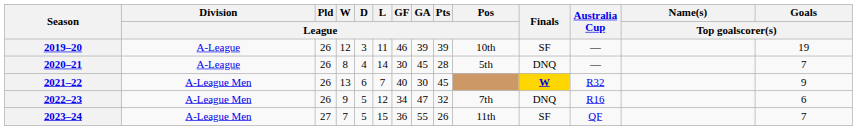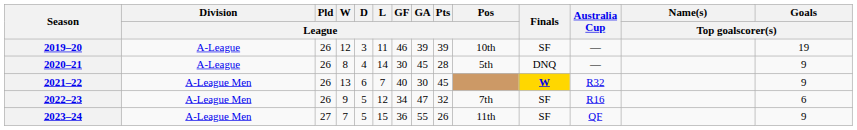(804, 64) 7 -> (804, 64) 9
(544, 99) DNQ -> (544, 99) SF
(804, 116) 7 -> (804, 116) 9
